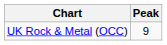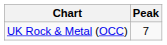(146, 31) 9 -> (146, 31) 7
